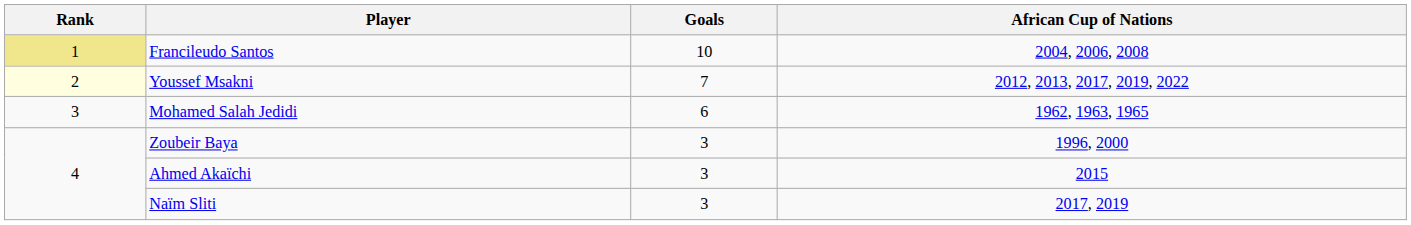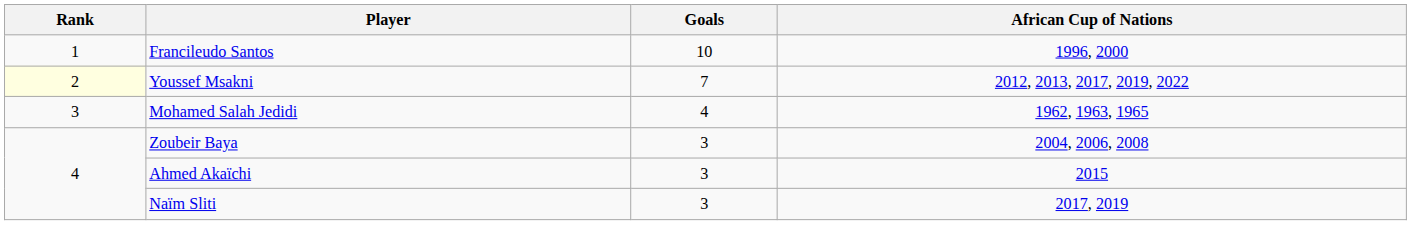(75, 51) khaki background -> (75, 51) no background
(1092, 51) 2004, 2006, 2008 -> (1092, 51) 1996, 2000
(704, 112) 6 -> (704, 112) 4
(1092, 143) 1996, 2000 -> (1092, 143) 2004, 2006, 2008
